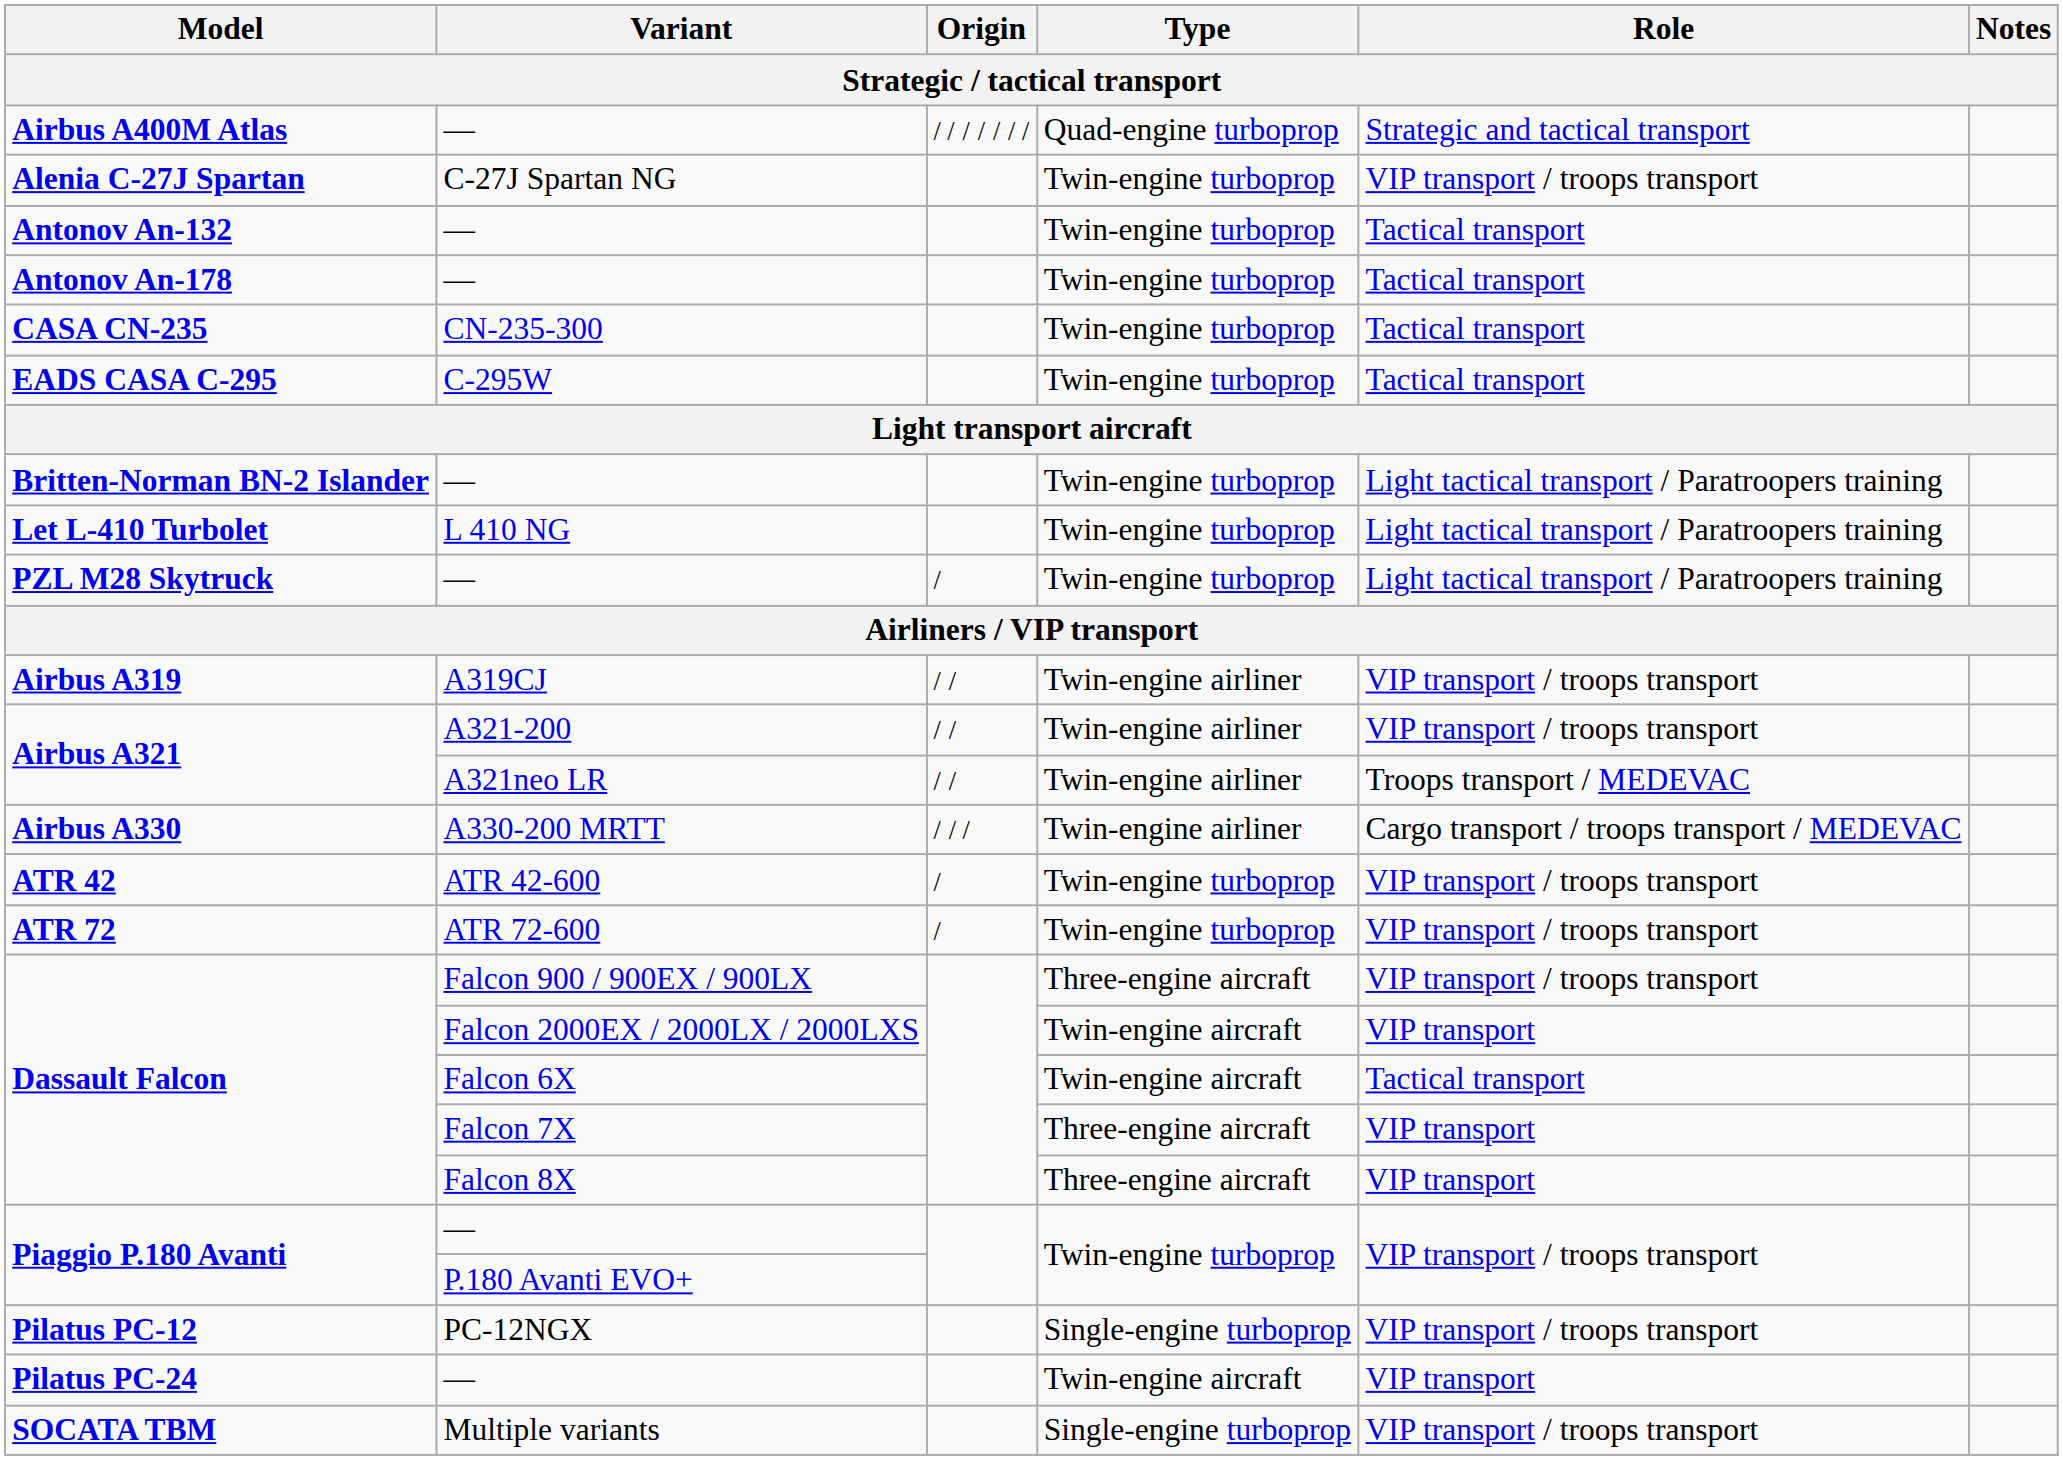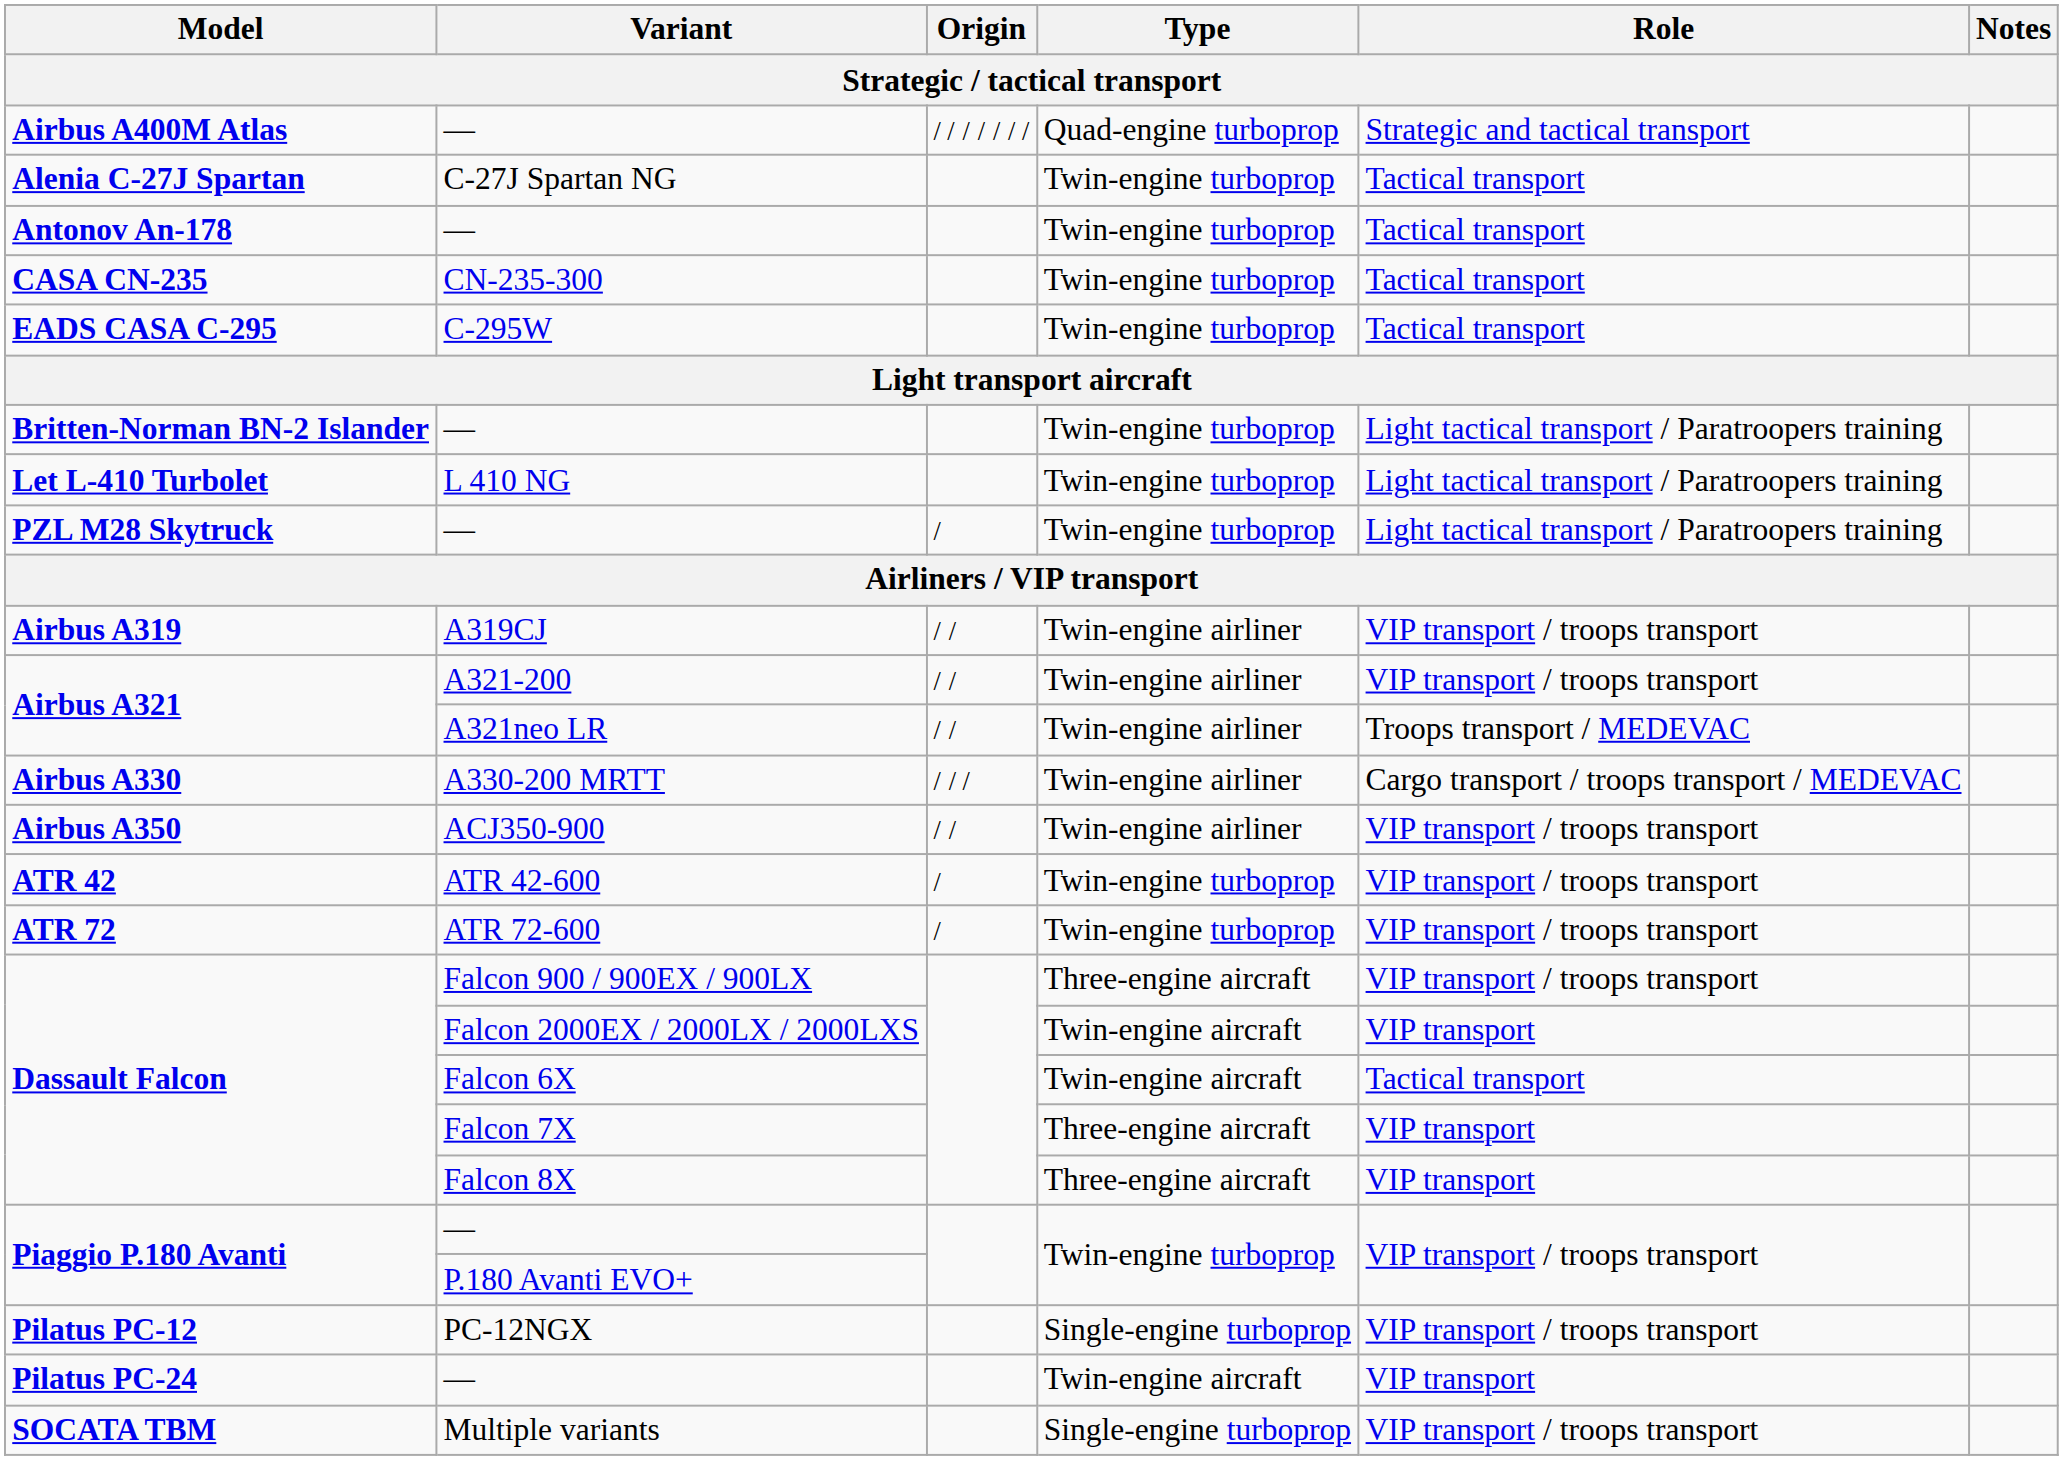(1562, 179) VIP transport / troops transport -> (1475, 179) Tactical transport
- row: (122, 229)
+ row: (97, 829)
